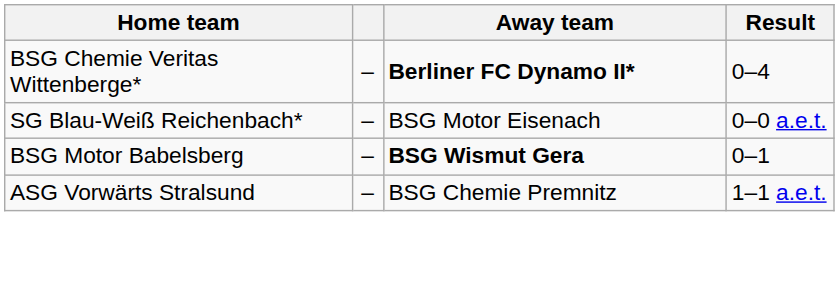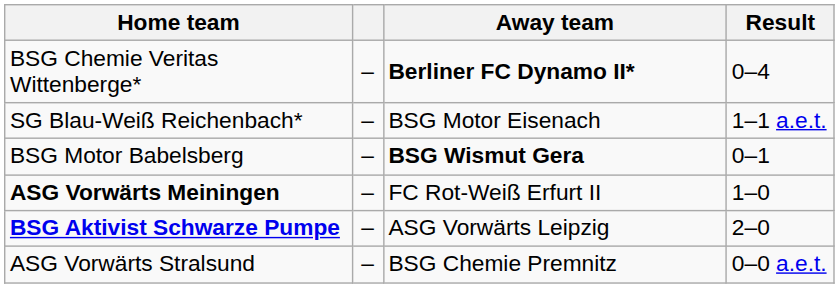(779, 120) 0–0 a.e.t. -> (779, 120) 1–1 a.e.t.
+ row: (145, 192)
+ row: (175, 228)
(779, 192) 1–1 a.e.t. -> (779, 264) 0–0 a.e.t.
